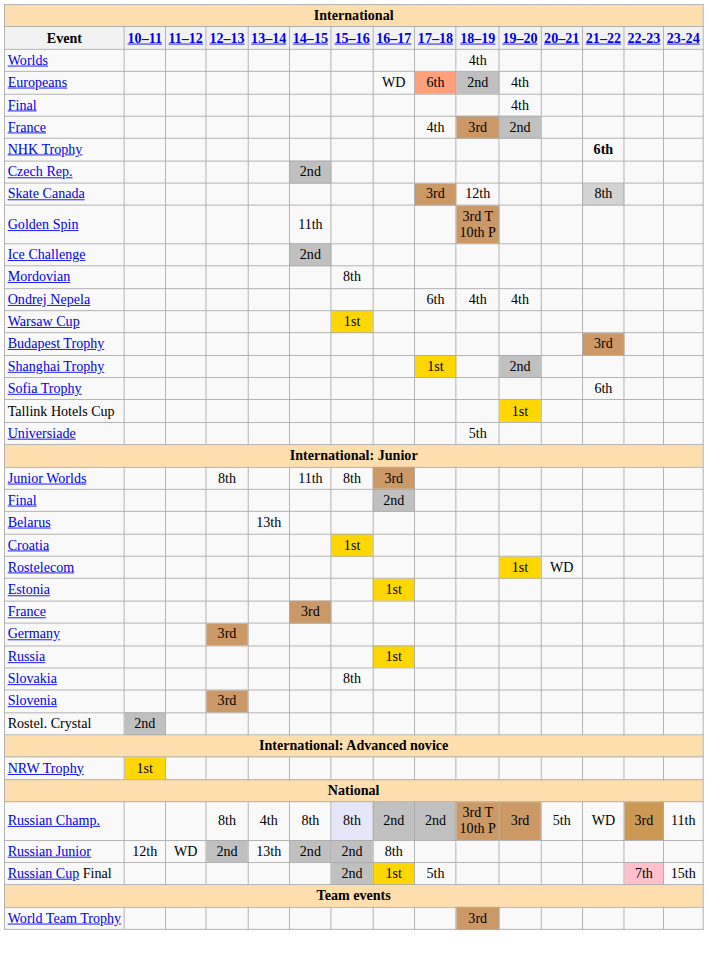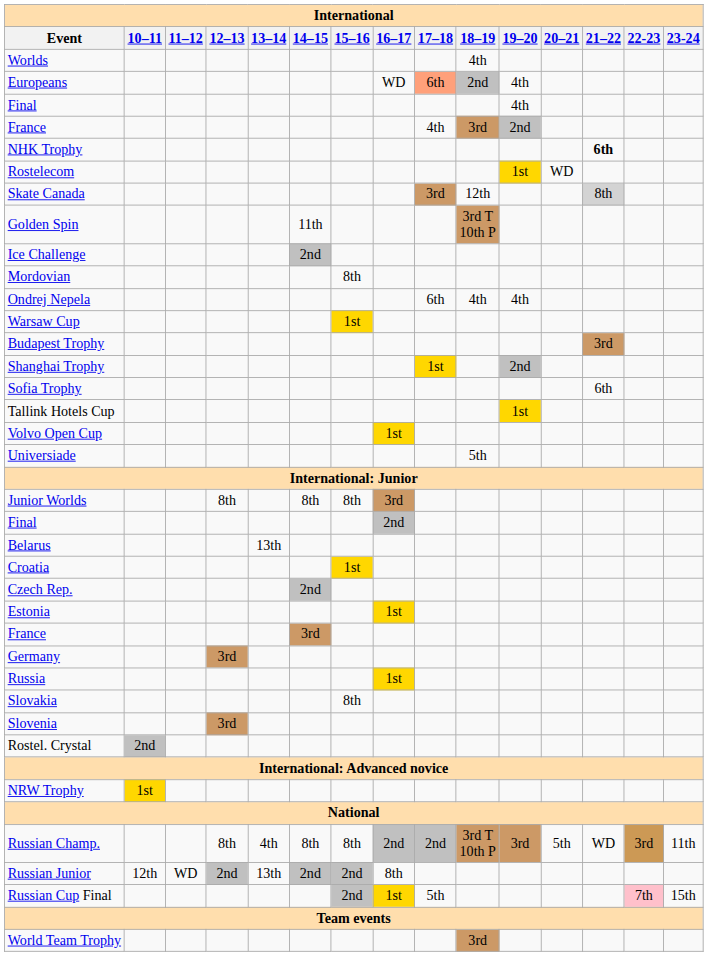rows swapped: (41, 567) <-> (40, 171)
+ row: (55, 433)
(310, 478) 11th -> (310, 500) 8th
(352, 820) lavender background -> (352, 843) no background
